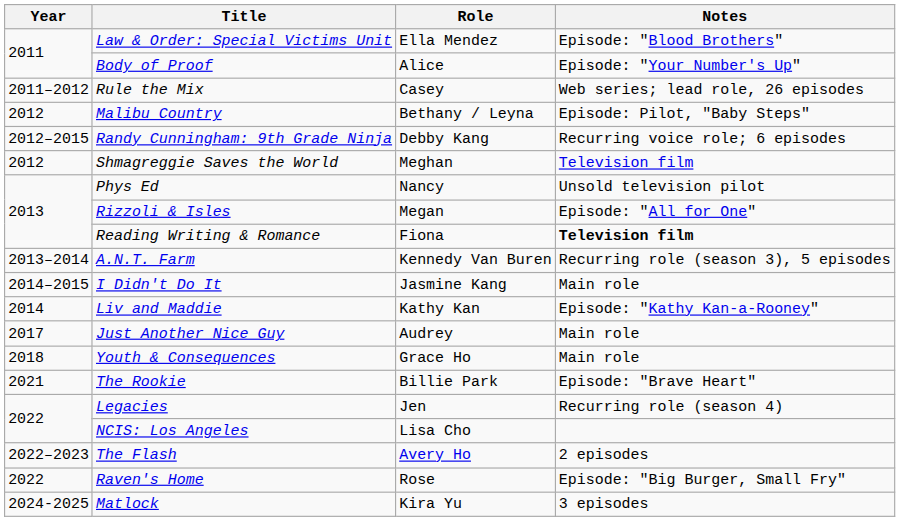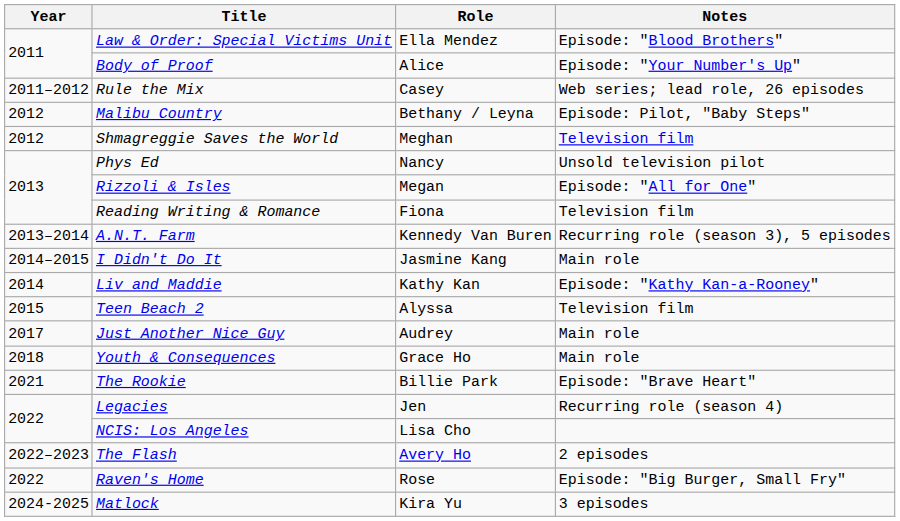- row: (244, 139)
(626, 236) bold -> (626, 212) normal
+ row: (150, 309)
